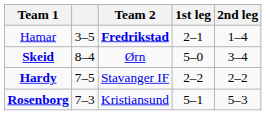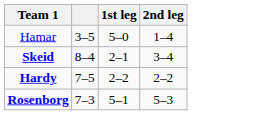- column: (135, 15)
(193, 36) 2–1 -> (119, 36) 5–0
(193, 57) 5–0 -> (119, 57) 2–1
